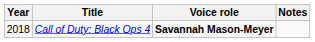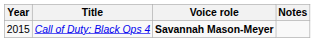(18, 29) 2018 -> (18, 29) 2015
